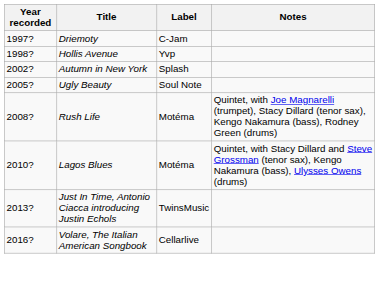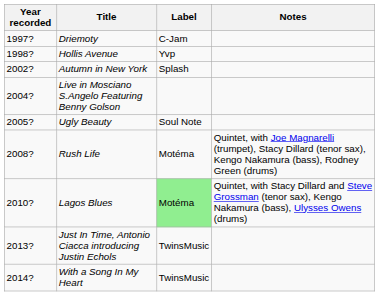+ row: (101, 96)
(176, 165) no background -> (176, 202) lightgreen background
+ row: (99, 277)
- row: (103, 240)
